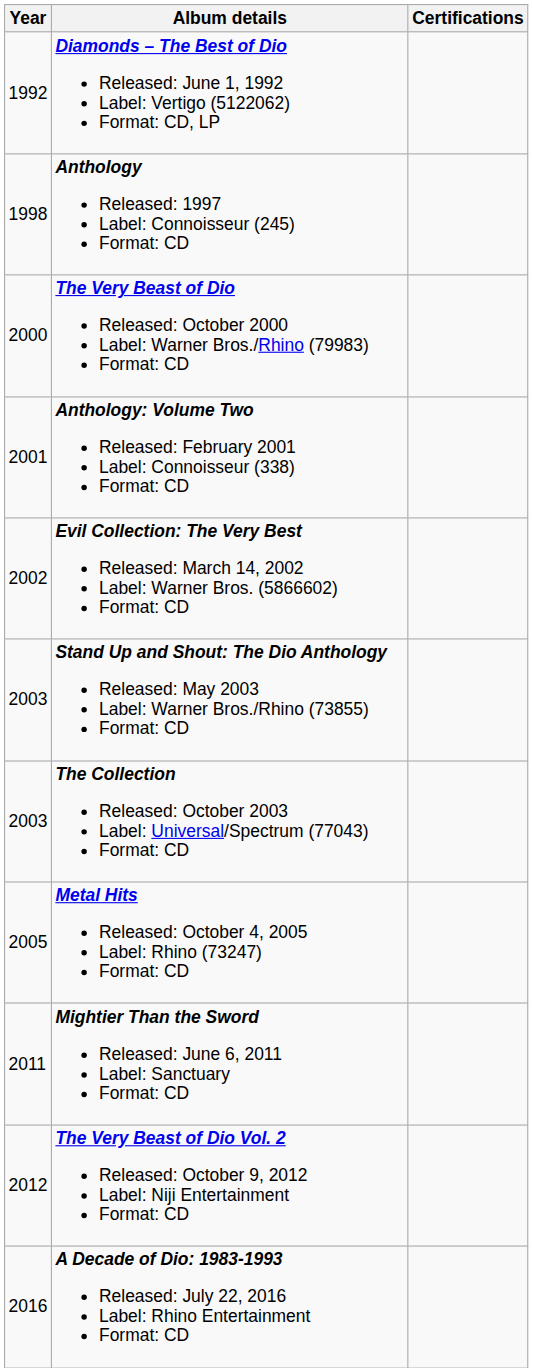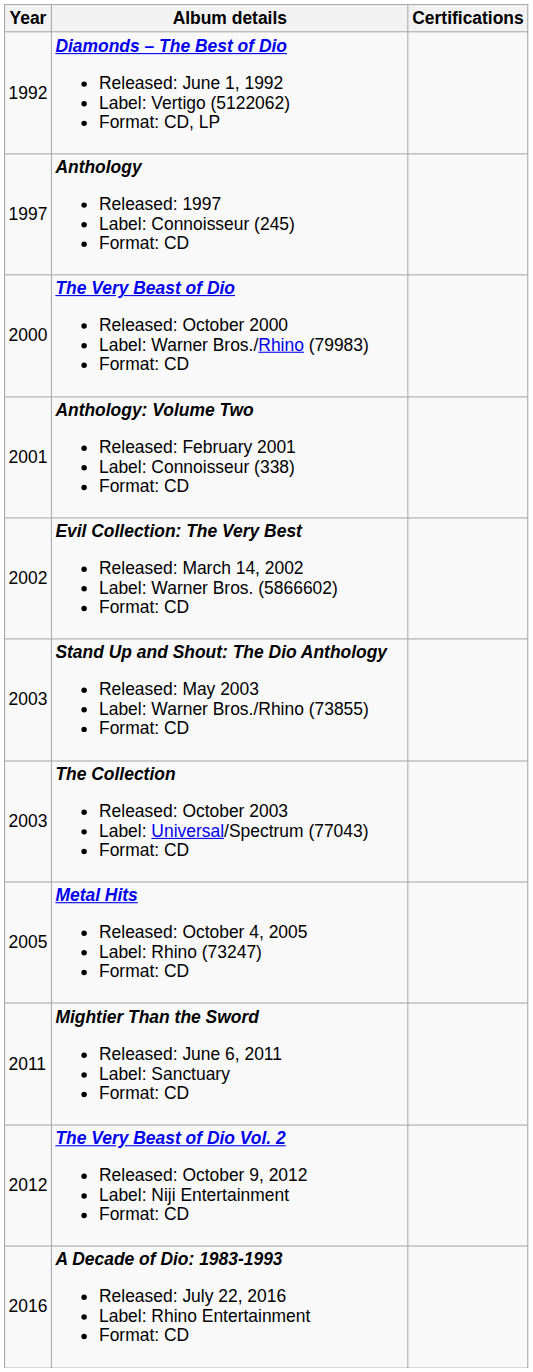(28, 214) 1998 -> (28, 214) 1997
